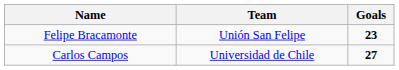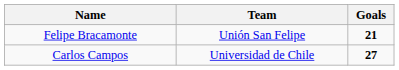(371, 35) 23 -> (371, 35) 21
